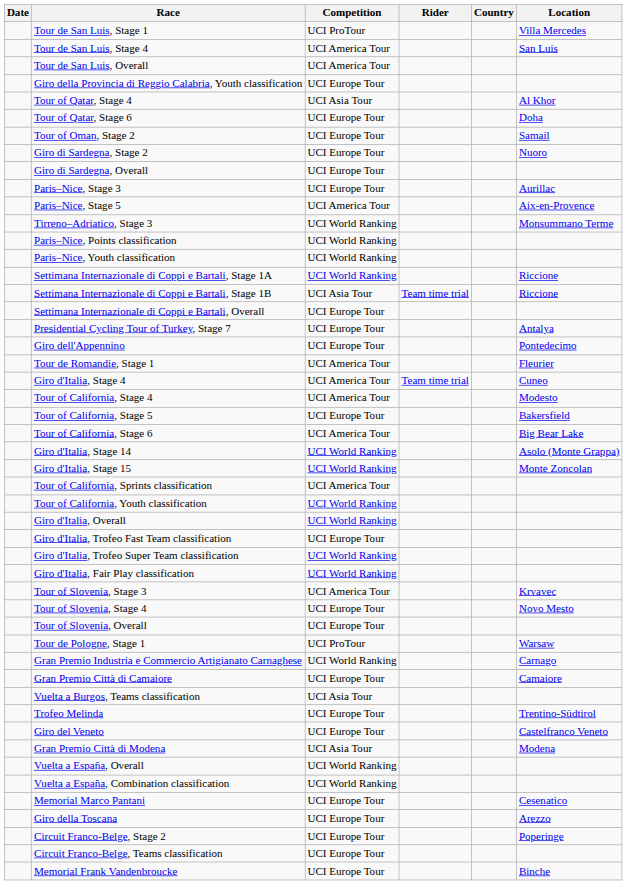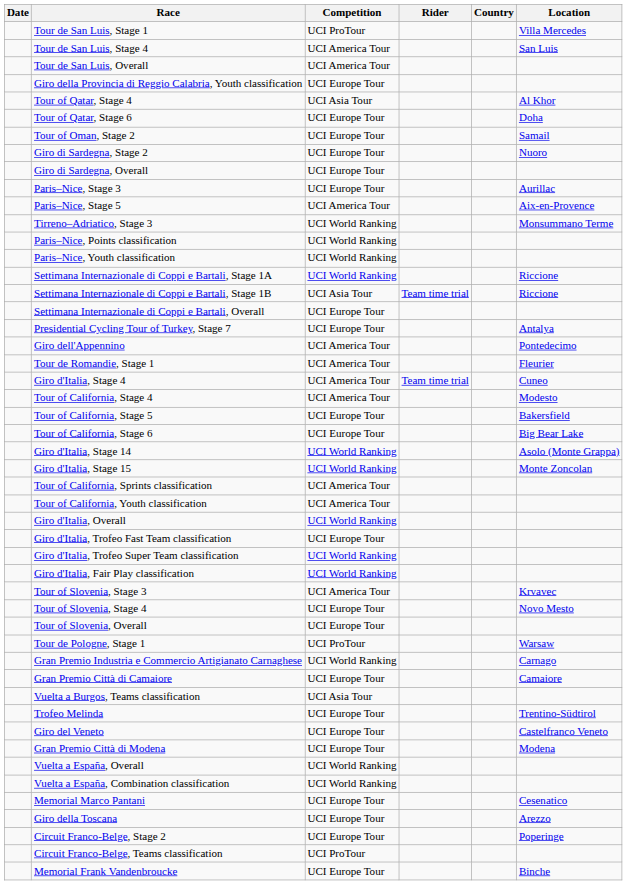(346, 345) UCI Europe Tour -> (349, 345) UCI America Tour
(349, 433) UCI America Tour -> (346, 433) UCI Europe Tour
(352, 503) UCI World Ranking -> (349, 503) UCI America Tour
(340, 748) UCI Asia Tour -> (346, 748) UCI Europe Tour
(346, 853) UCI Europe Tour -> (336, 853) UCI ProTour
